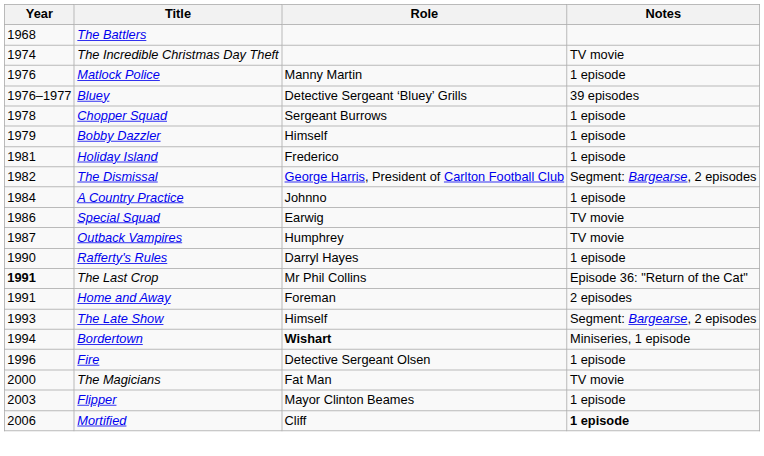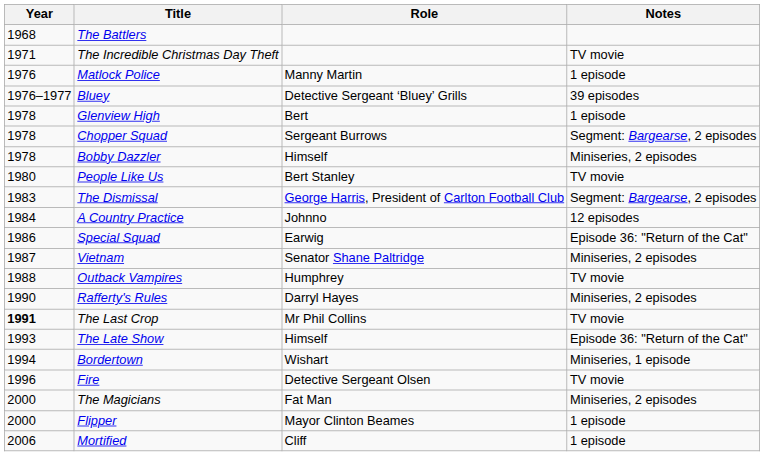(22, 55) 1974 -> (22, 55) 1971
+ row: (119, 116)
(598, 116) 1 episode -> (663, 136) Segment: Bargearse, 2 episodes
(22, 136) 1979 -> (22, 156) 1978
(598, 136) 1 episode -> (633, 156) Miniseries, 2 episodes
+ row: (120, 177)
- row: (118, 156)
(22, 177) 1982 -> (22, 197) 1983
(598, 197) 1 episode -> (605, 217) 12 episodes
(597, 217) TV movie -> (659, 237) Episode 36: "Return of the Cat"
+ row: (101, 258)
(22, 237) 1987 -> (22, 278) 1988
(598, 258) 1 episode -> (633, 298) Miniseries, 2 episodes
(659, 278) Episode 36: "Return of the Cat" -> (597, 319) TV movie
- row: (124, 298)
(663, 319) Segment: Bargearse, 2 episodes -> (659, 339) Episode 36: "Return of the Cat"
(308, 339) bold -> (306, 359) normal
(598, 359) 1 episode -> (597, 380) TV movie
(597, 380) TV movie -> (633, 400) Miniseries, 2 episodes
(22, 400) 2003 -> (22, 420) 2000
(600, 420) bold -> (598, 440) normal
